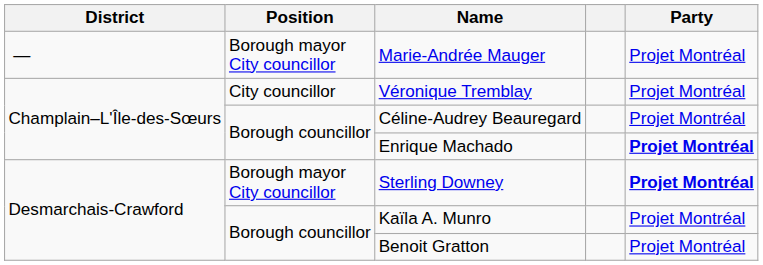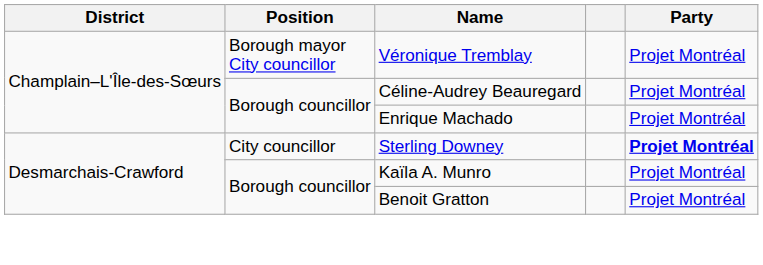- row: (462, 54)
(282, 91) City councillor -> (287, 54) Borough mayor City councillor
(692, 145) bold -> (687, 118) normal
(287, 182) Borough mayor City councillor -> (282, 145) City councillor
